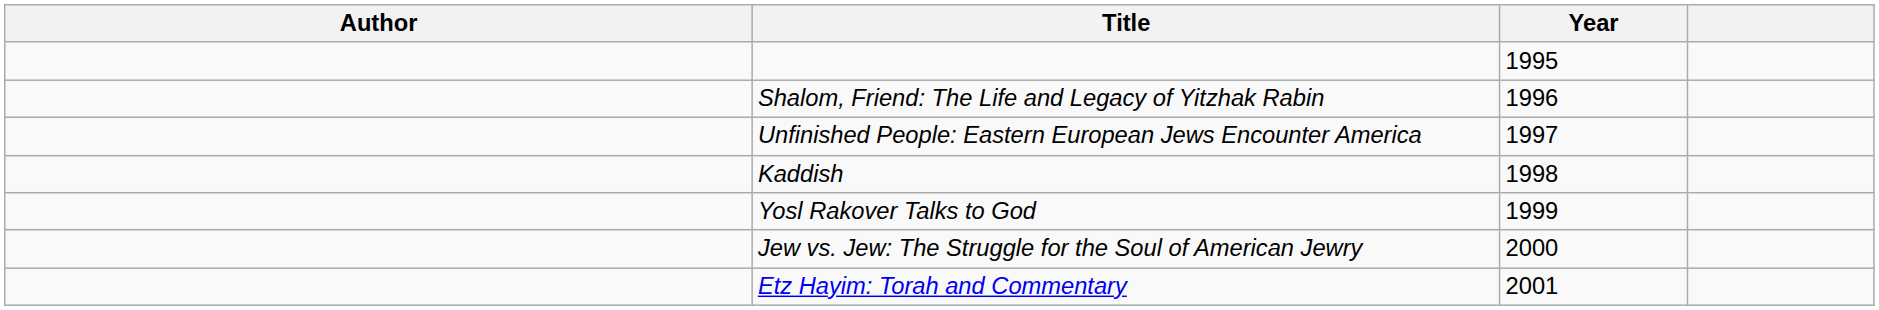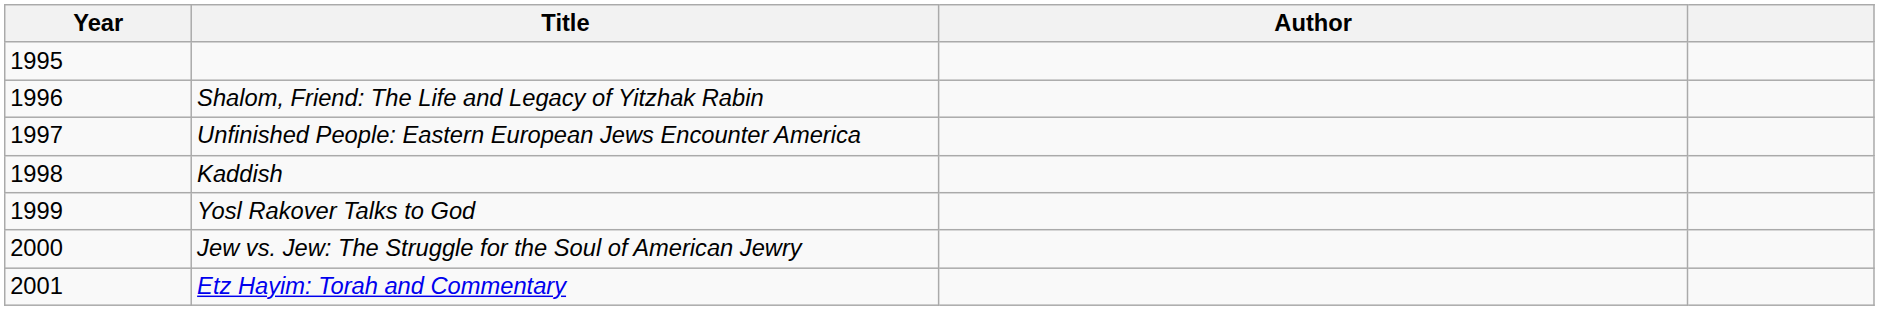columns swapped: (1594, 23) <-> (379, 23)
